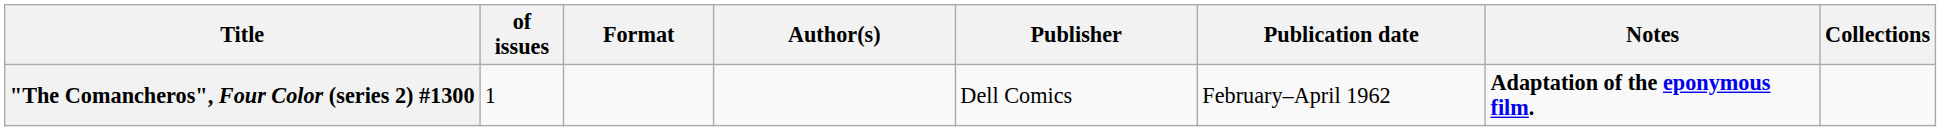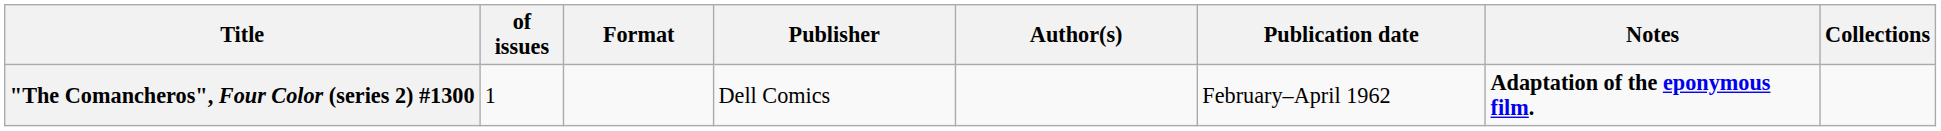columns swapped: (834, 34) <-> (1076, 34)
